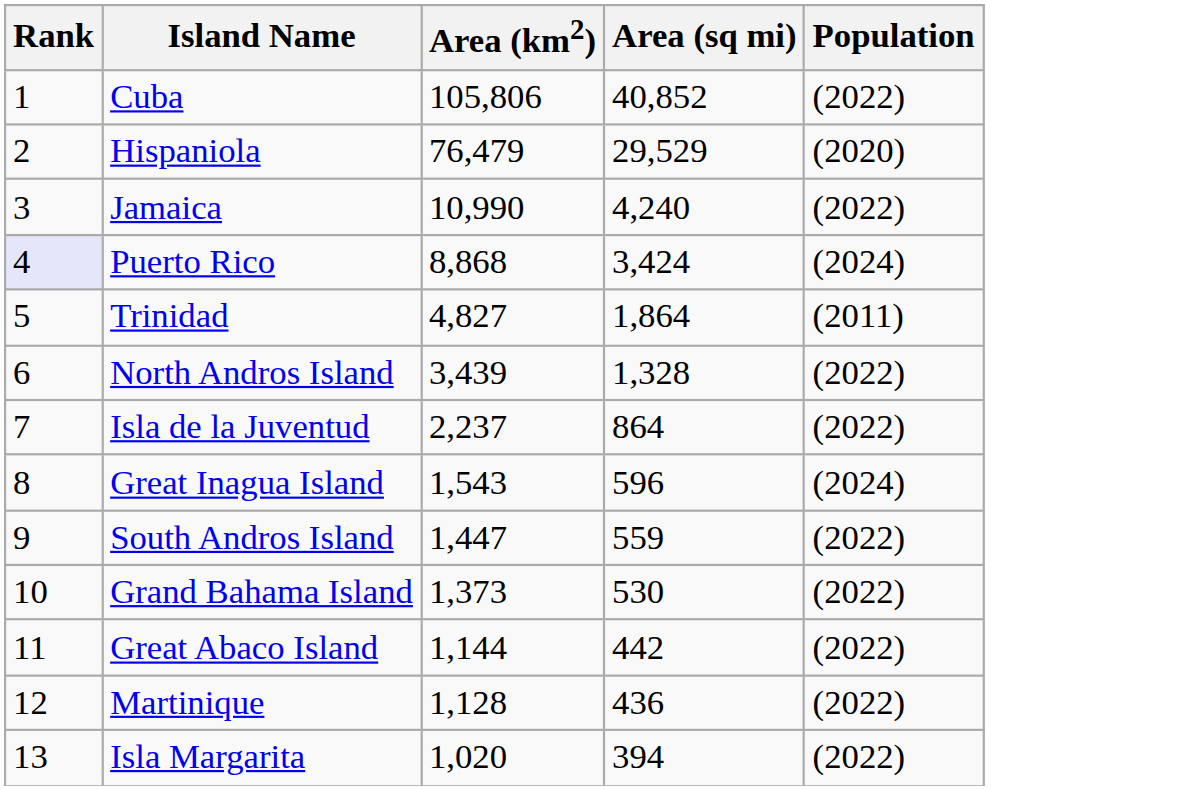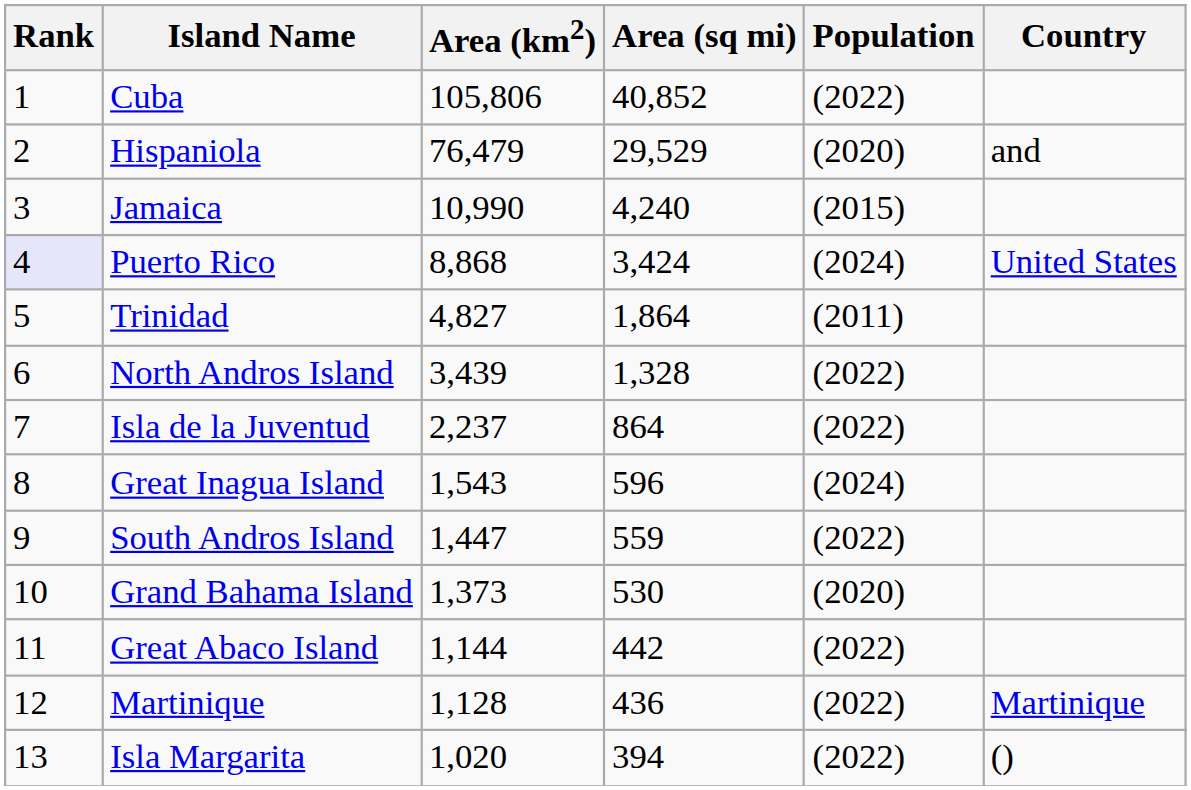+ column: (1084, 36)
(859, 206) (2022) -> (859, 206) (2015)
(859, 592) (2022) -> (859, 592) (2020)
